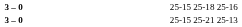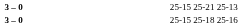rows swapped: (204, 20) <-> (204, 6)
